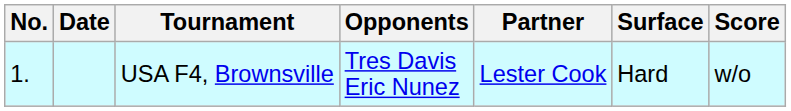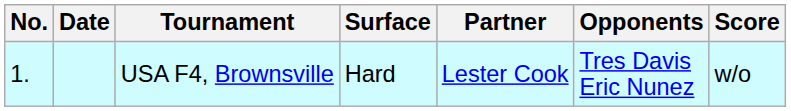columns swapped: (660, 23) <-> (407, 23)
